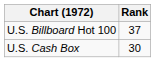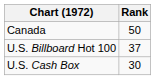+ row: (26, 30)
